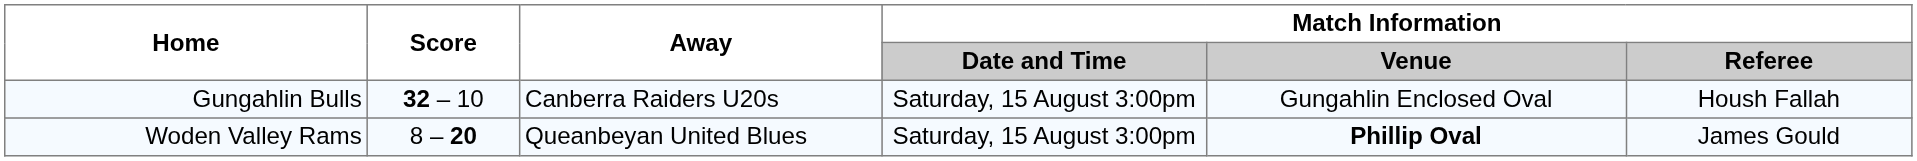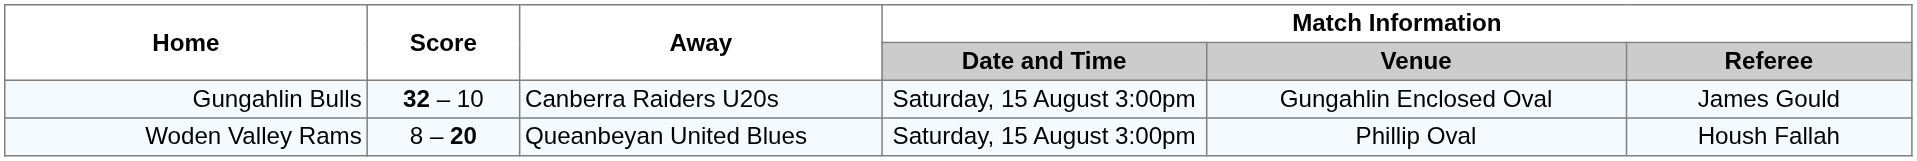(1769, 98) Housh Fallah -> (1769, 98) James Gould
(1416, 136) bold -> (1416, 136) normal
(1769, 136) James Gould -> (1769, 136) Housh Fallah
